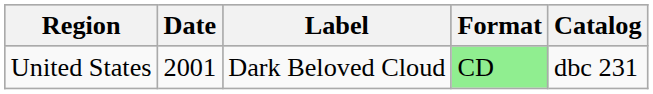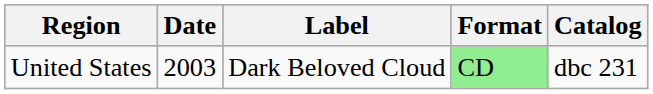(190, 66) 2001 -> (190, 66) 2003
